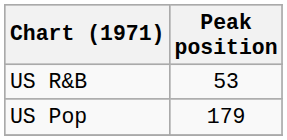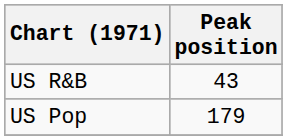(226, 82) 53 -> (226, 82) 43
